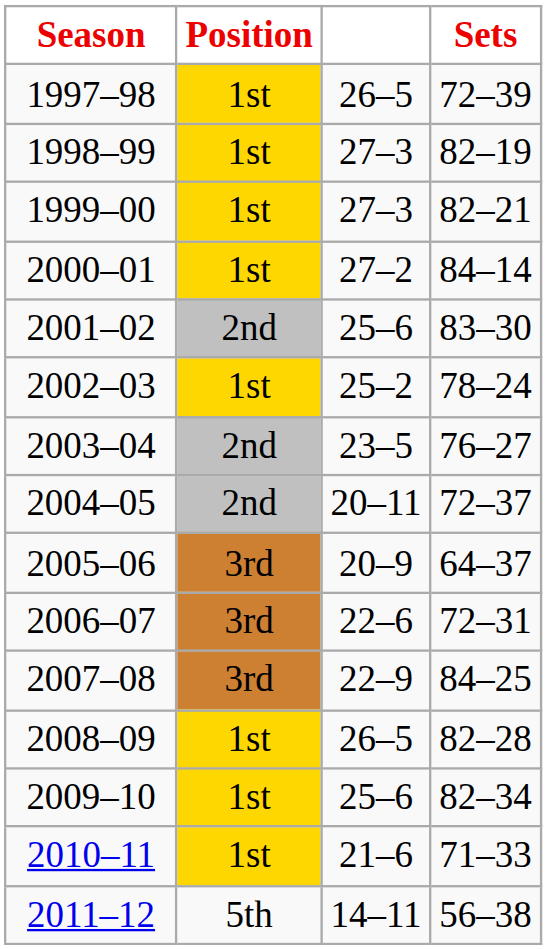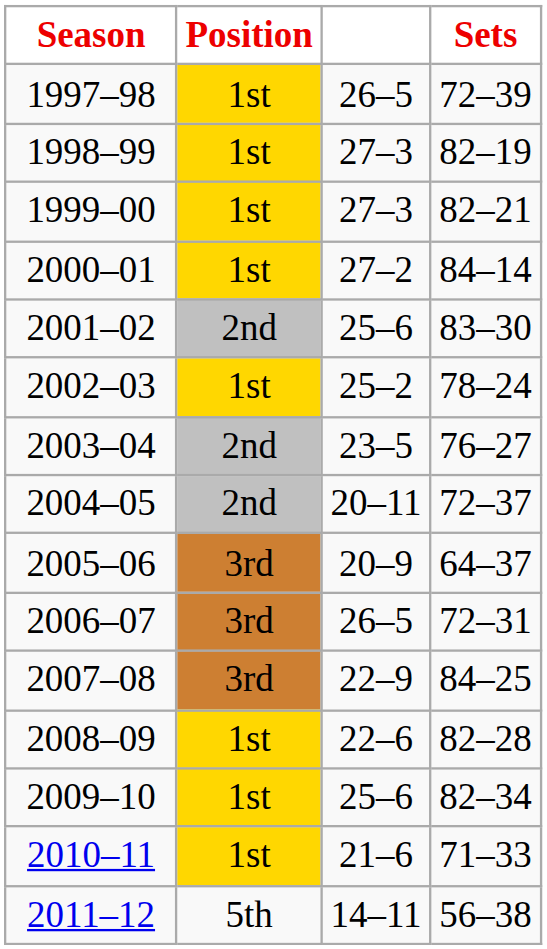(376, 620) 22–6 -> (376, 620) 26–5
(376, 738) 26–5 -> (376, 738) 22–6
